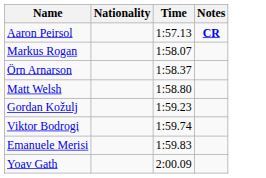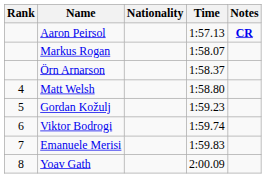+ column: (21, 13)
